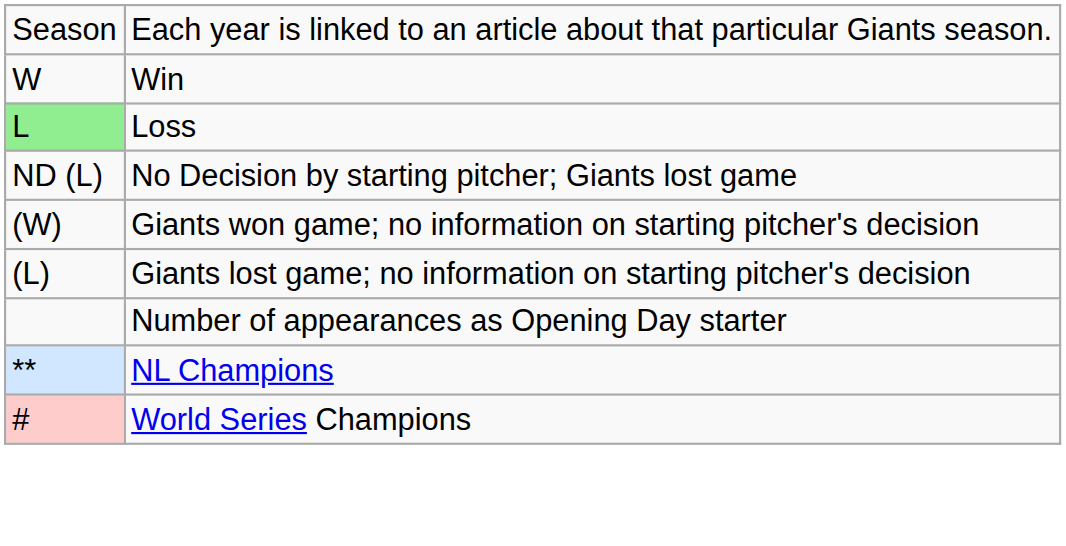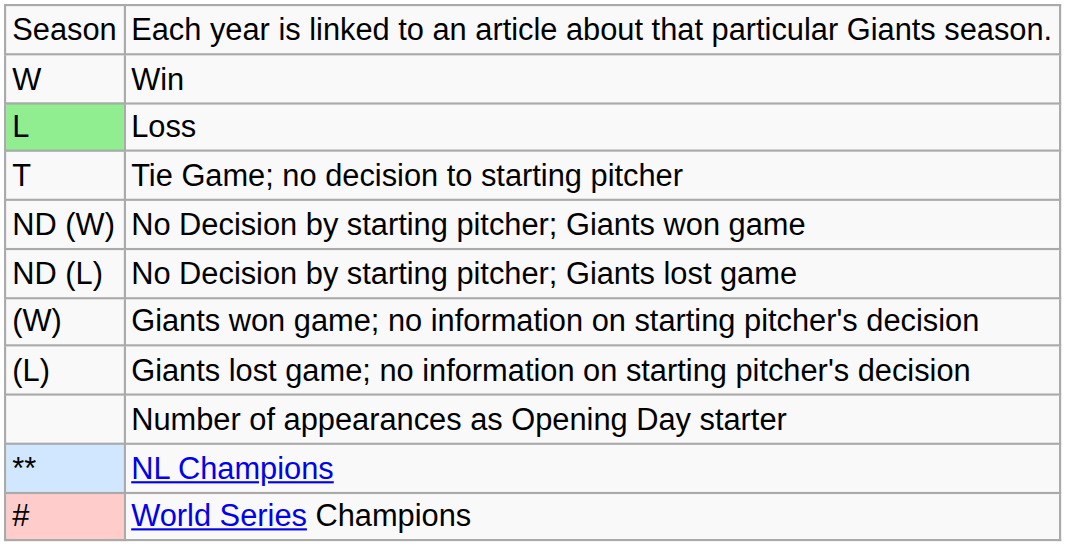+ row: (407, 176)
+ row: (468, 225)
